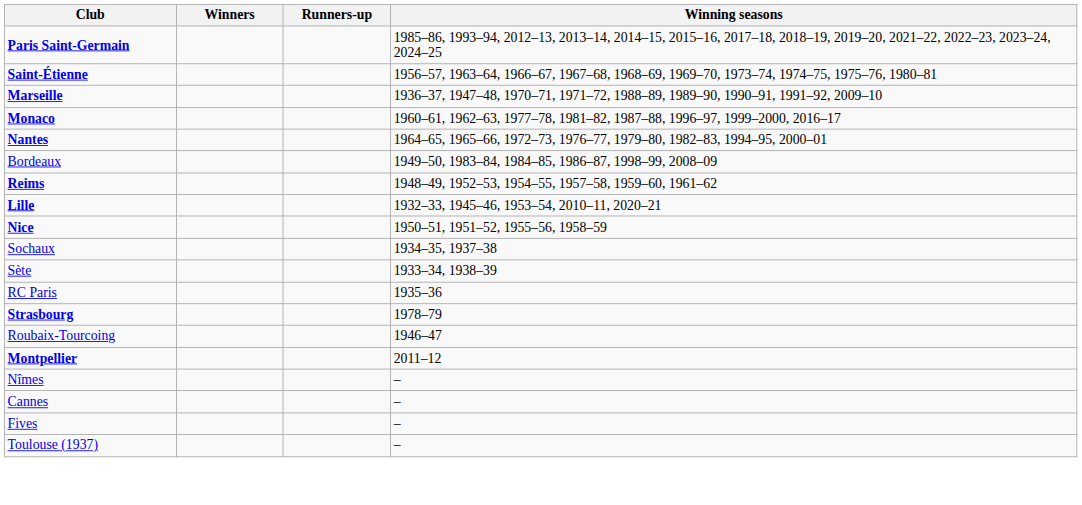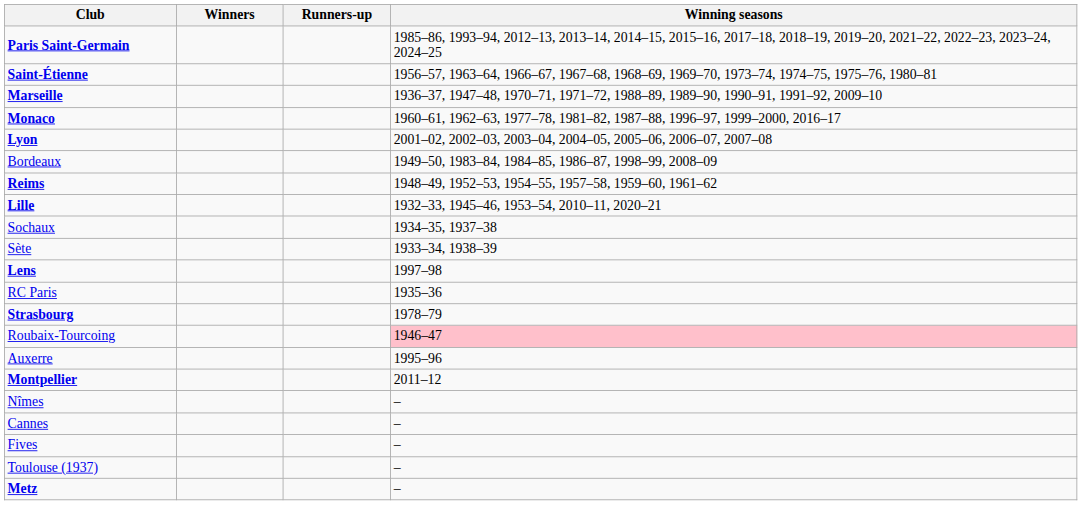- row: (28, 140)
+ row: (23, 140)
- row: (21, 227)
+ row: (22, 270)
(418, 336) no background -> (418, 336) pink background
+ row: (30, 358)
+ row: (22, 489)
